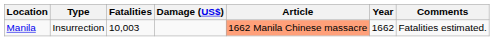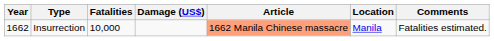columns swapped: (383, 12) <-> (27, 12)
(124, 28) 10,003 -> (105, 28) 10,000
